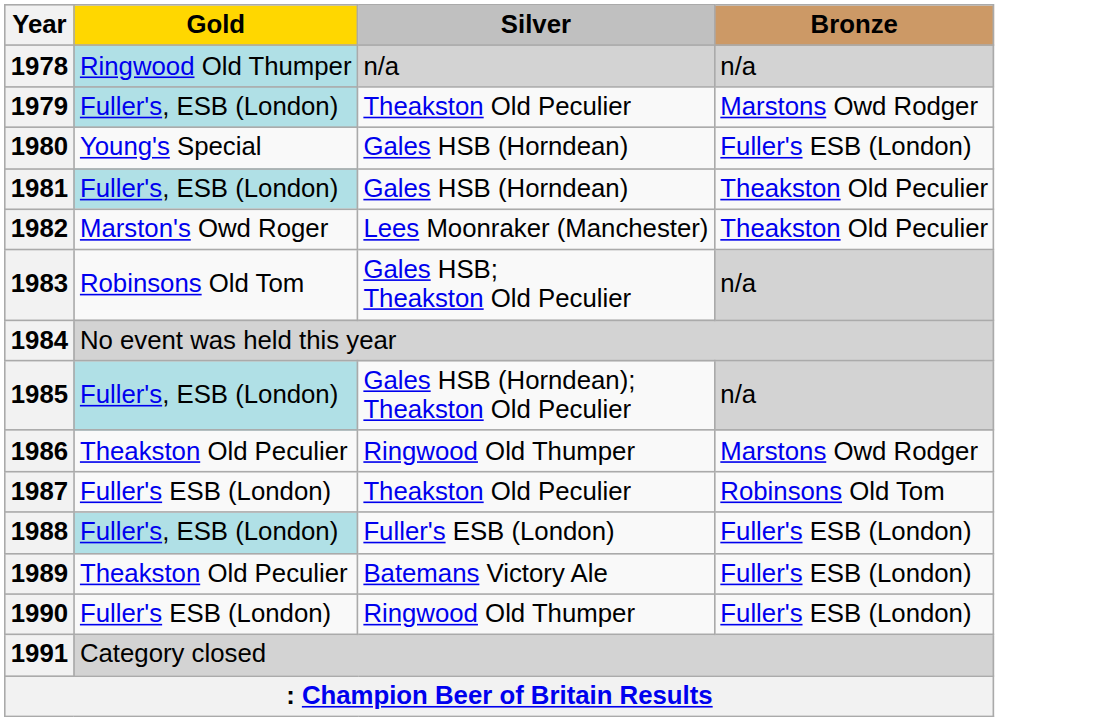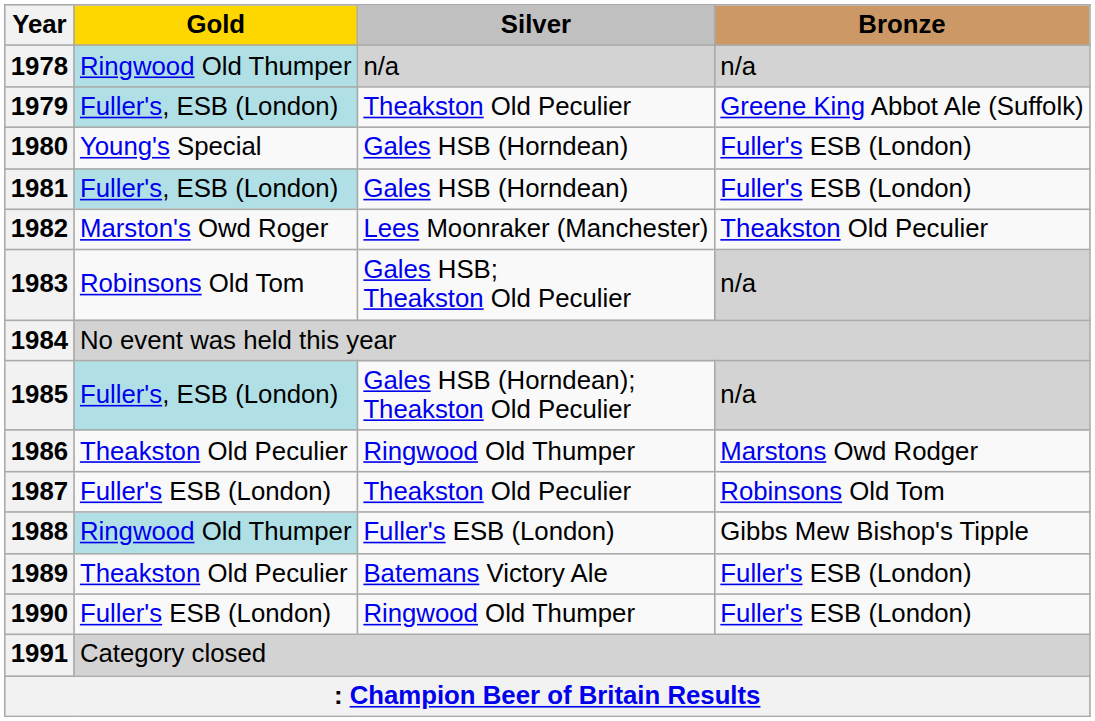(849, 106) Marstons Owd Rodger -> (902, 106) Greene King Abbot Ale (Suffolk)
(854, 188) Theakston Old Peculier -> (846, 188) Fuller's ESB (London)
(209, 532) Fuller's, ESB (London) -> (216, 532) Ringwood Old Thumper
(846, 532) Fuller's ESB (London) -> (875, 532) Gibbs Mew Bishop's Tipple
